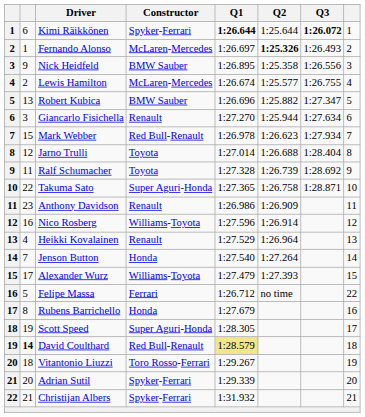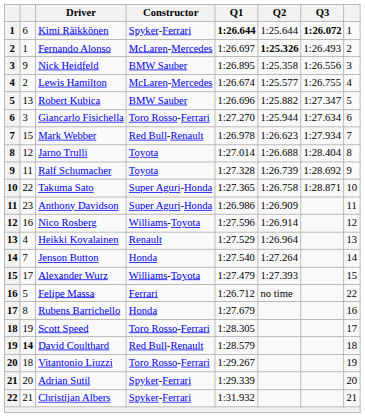(145, 117) Renault -> (169, 117) Toro Rosso-Ferrari
(145, 205) Renault -> (171, 205) Super Aguri-Honda
(171, 327) Super Aguri-Honda -> (169, 327) Toro Rosso-Ferrari
(236, 345) khaki background -> (236, 345) no background
